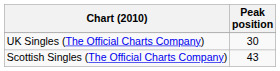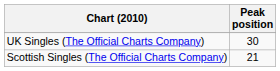(253, 58) 43 -> (253, 58) 21
